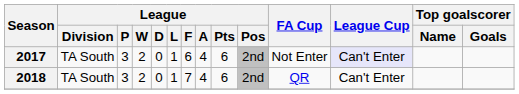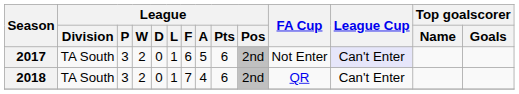(203, 57) 4 -> (203, 57) 5
